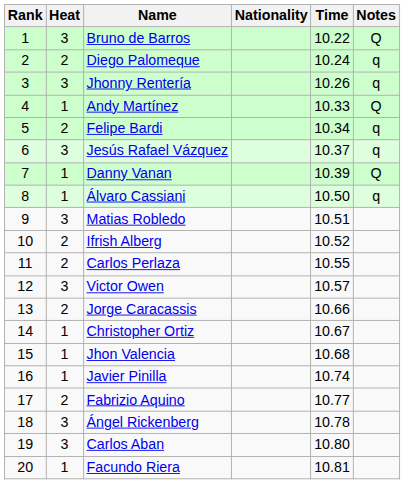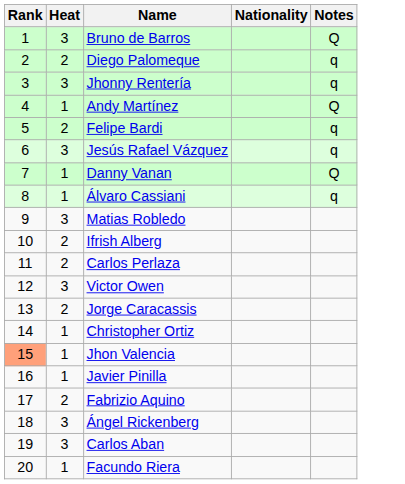- column: (332, 15)
(25, 354) no background -> (25, 354) lightsalmon background
